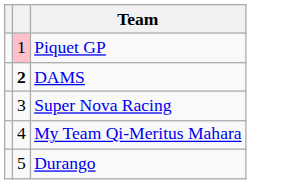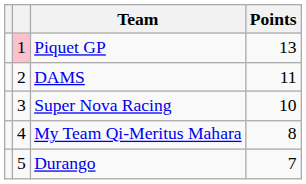+ column: (273, 18)
(21, 76) bold -> (21, 76) normal
